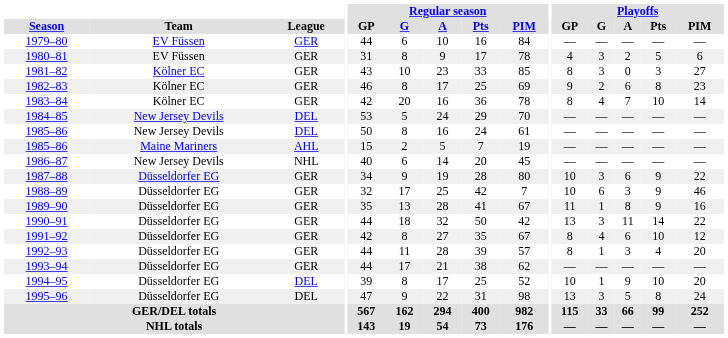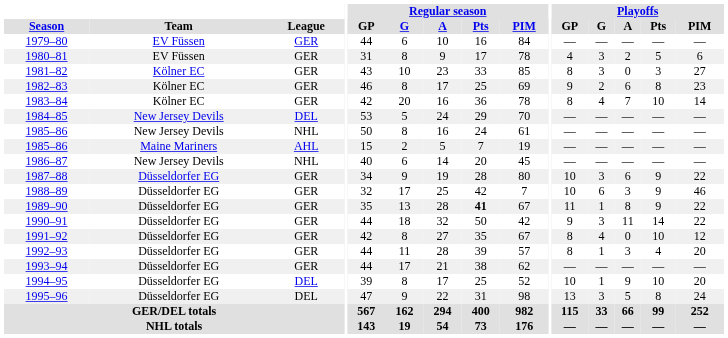(306, 131) DEL -> (306, 131) NHL
(481, 206) normal -> (481, 206) bold
(700, 206) 16 -> (700, 206) 22
(570, 221) 13 -> (570, 221) 9
(628, 236) 6 -> (628, 236) 0
